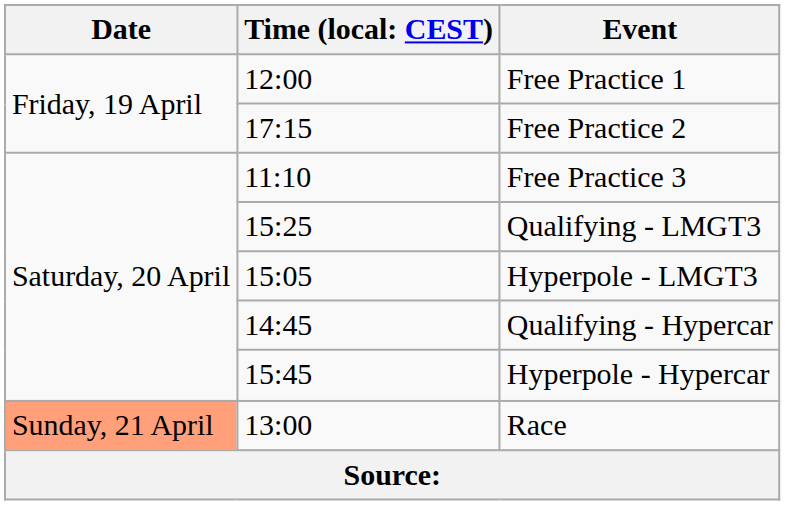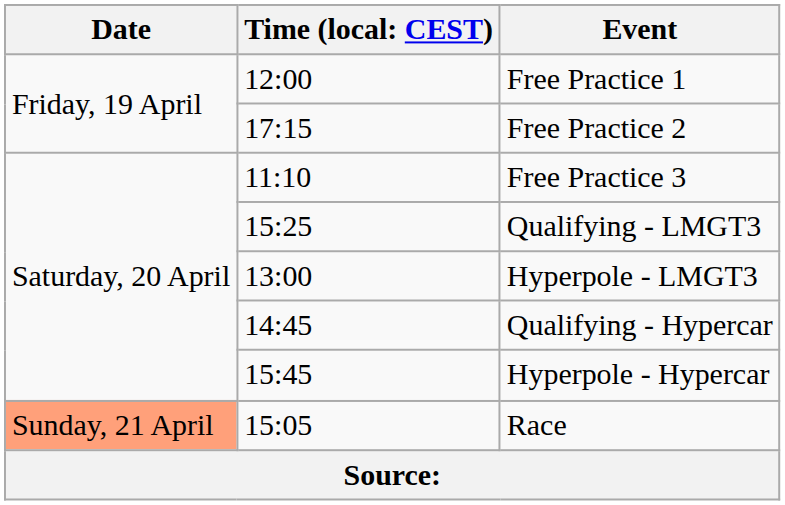(278, 276) 15:05 -> (278, 276) 13:00
(278, 424) 13:00 -> (278, 424) 15:05
